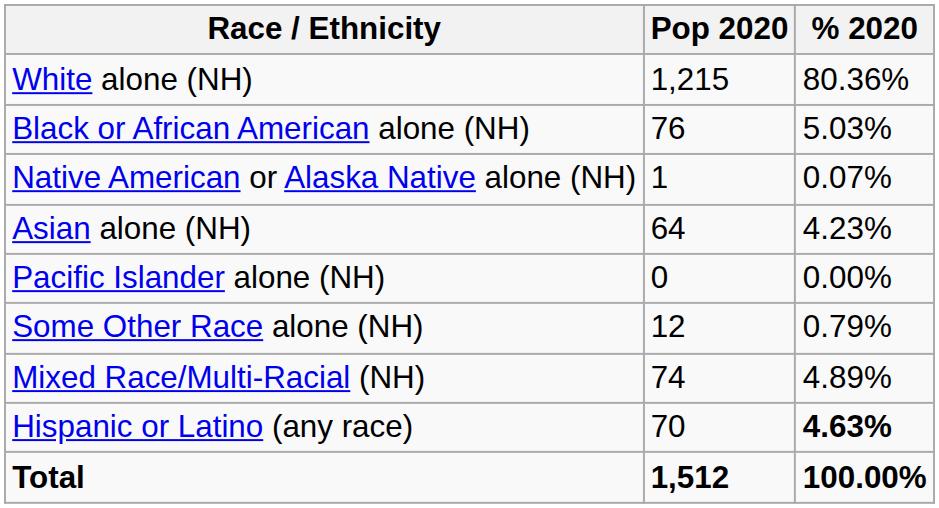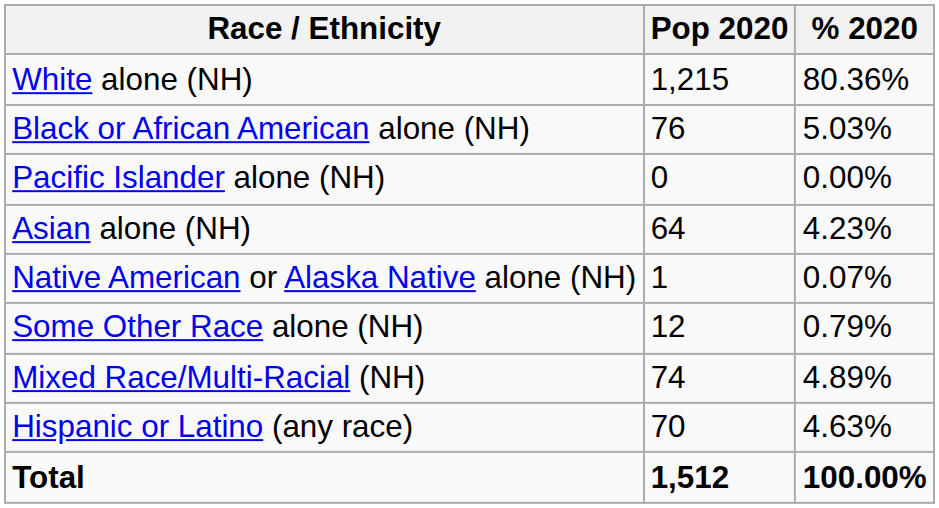rows swapped: (324, 178) <-> (199, 278)
(847, 427) bold -> (847, 427) normal
